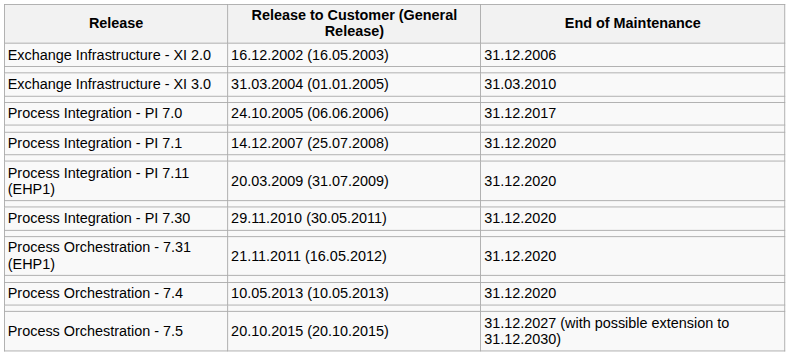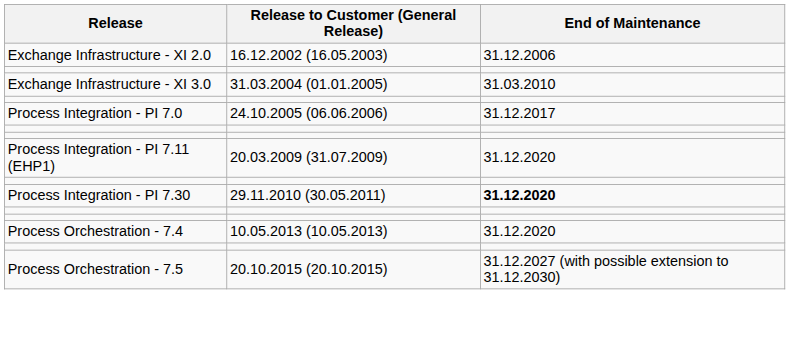- row: (95, 143)
(520, 218) normal -> (520, 195) bold
- row: (99, 256)
